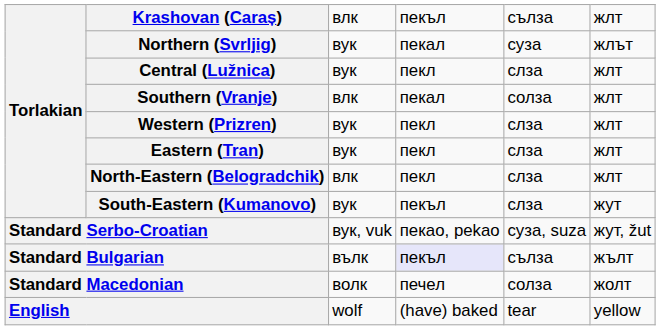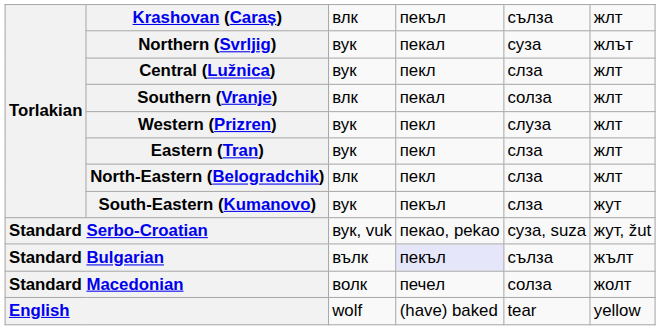(525, 124) слза -> (529, 124) слуза
